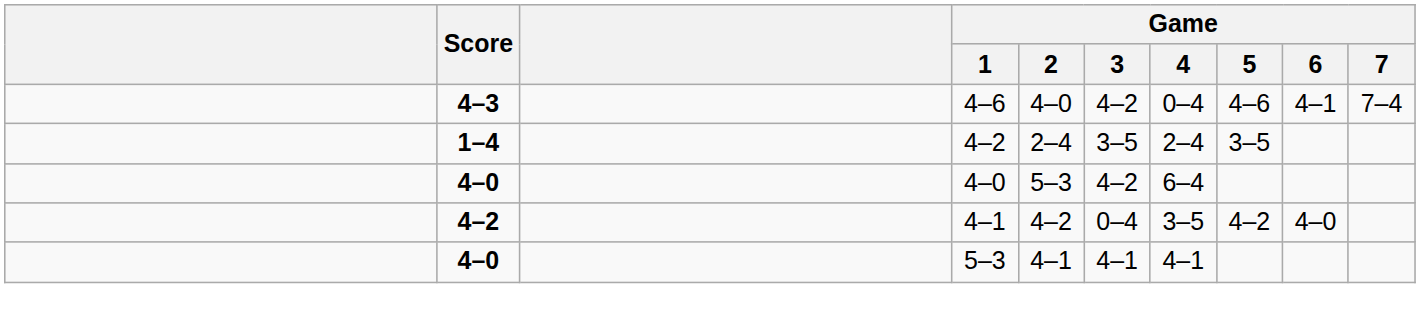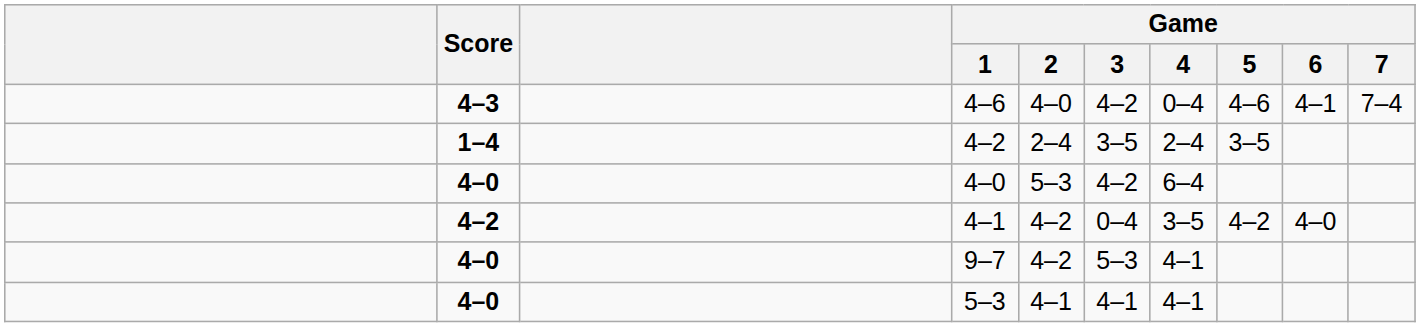+ row: (985, 261)
